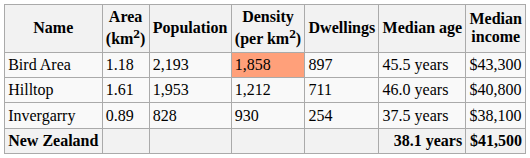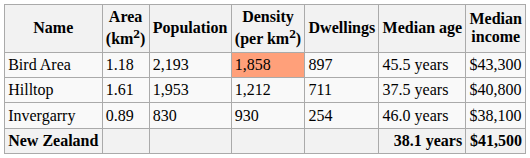(415, 90) 46.0 years -> (415, 90) 37.5 years
(165, 115) 828 -> (165, 115) 830
(415, 115) 37.5 years -> (415, 115) 46.0 years
